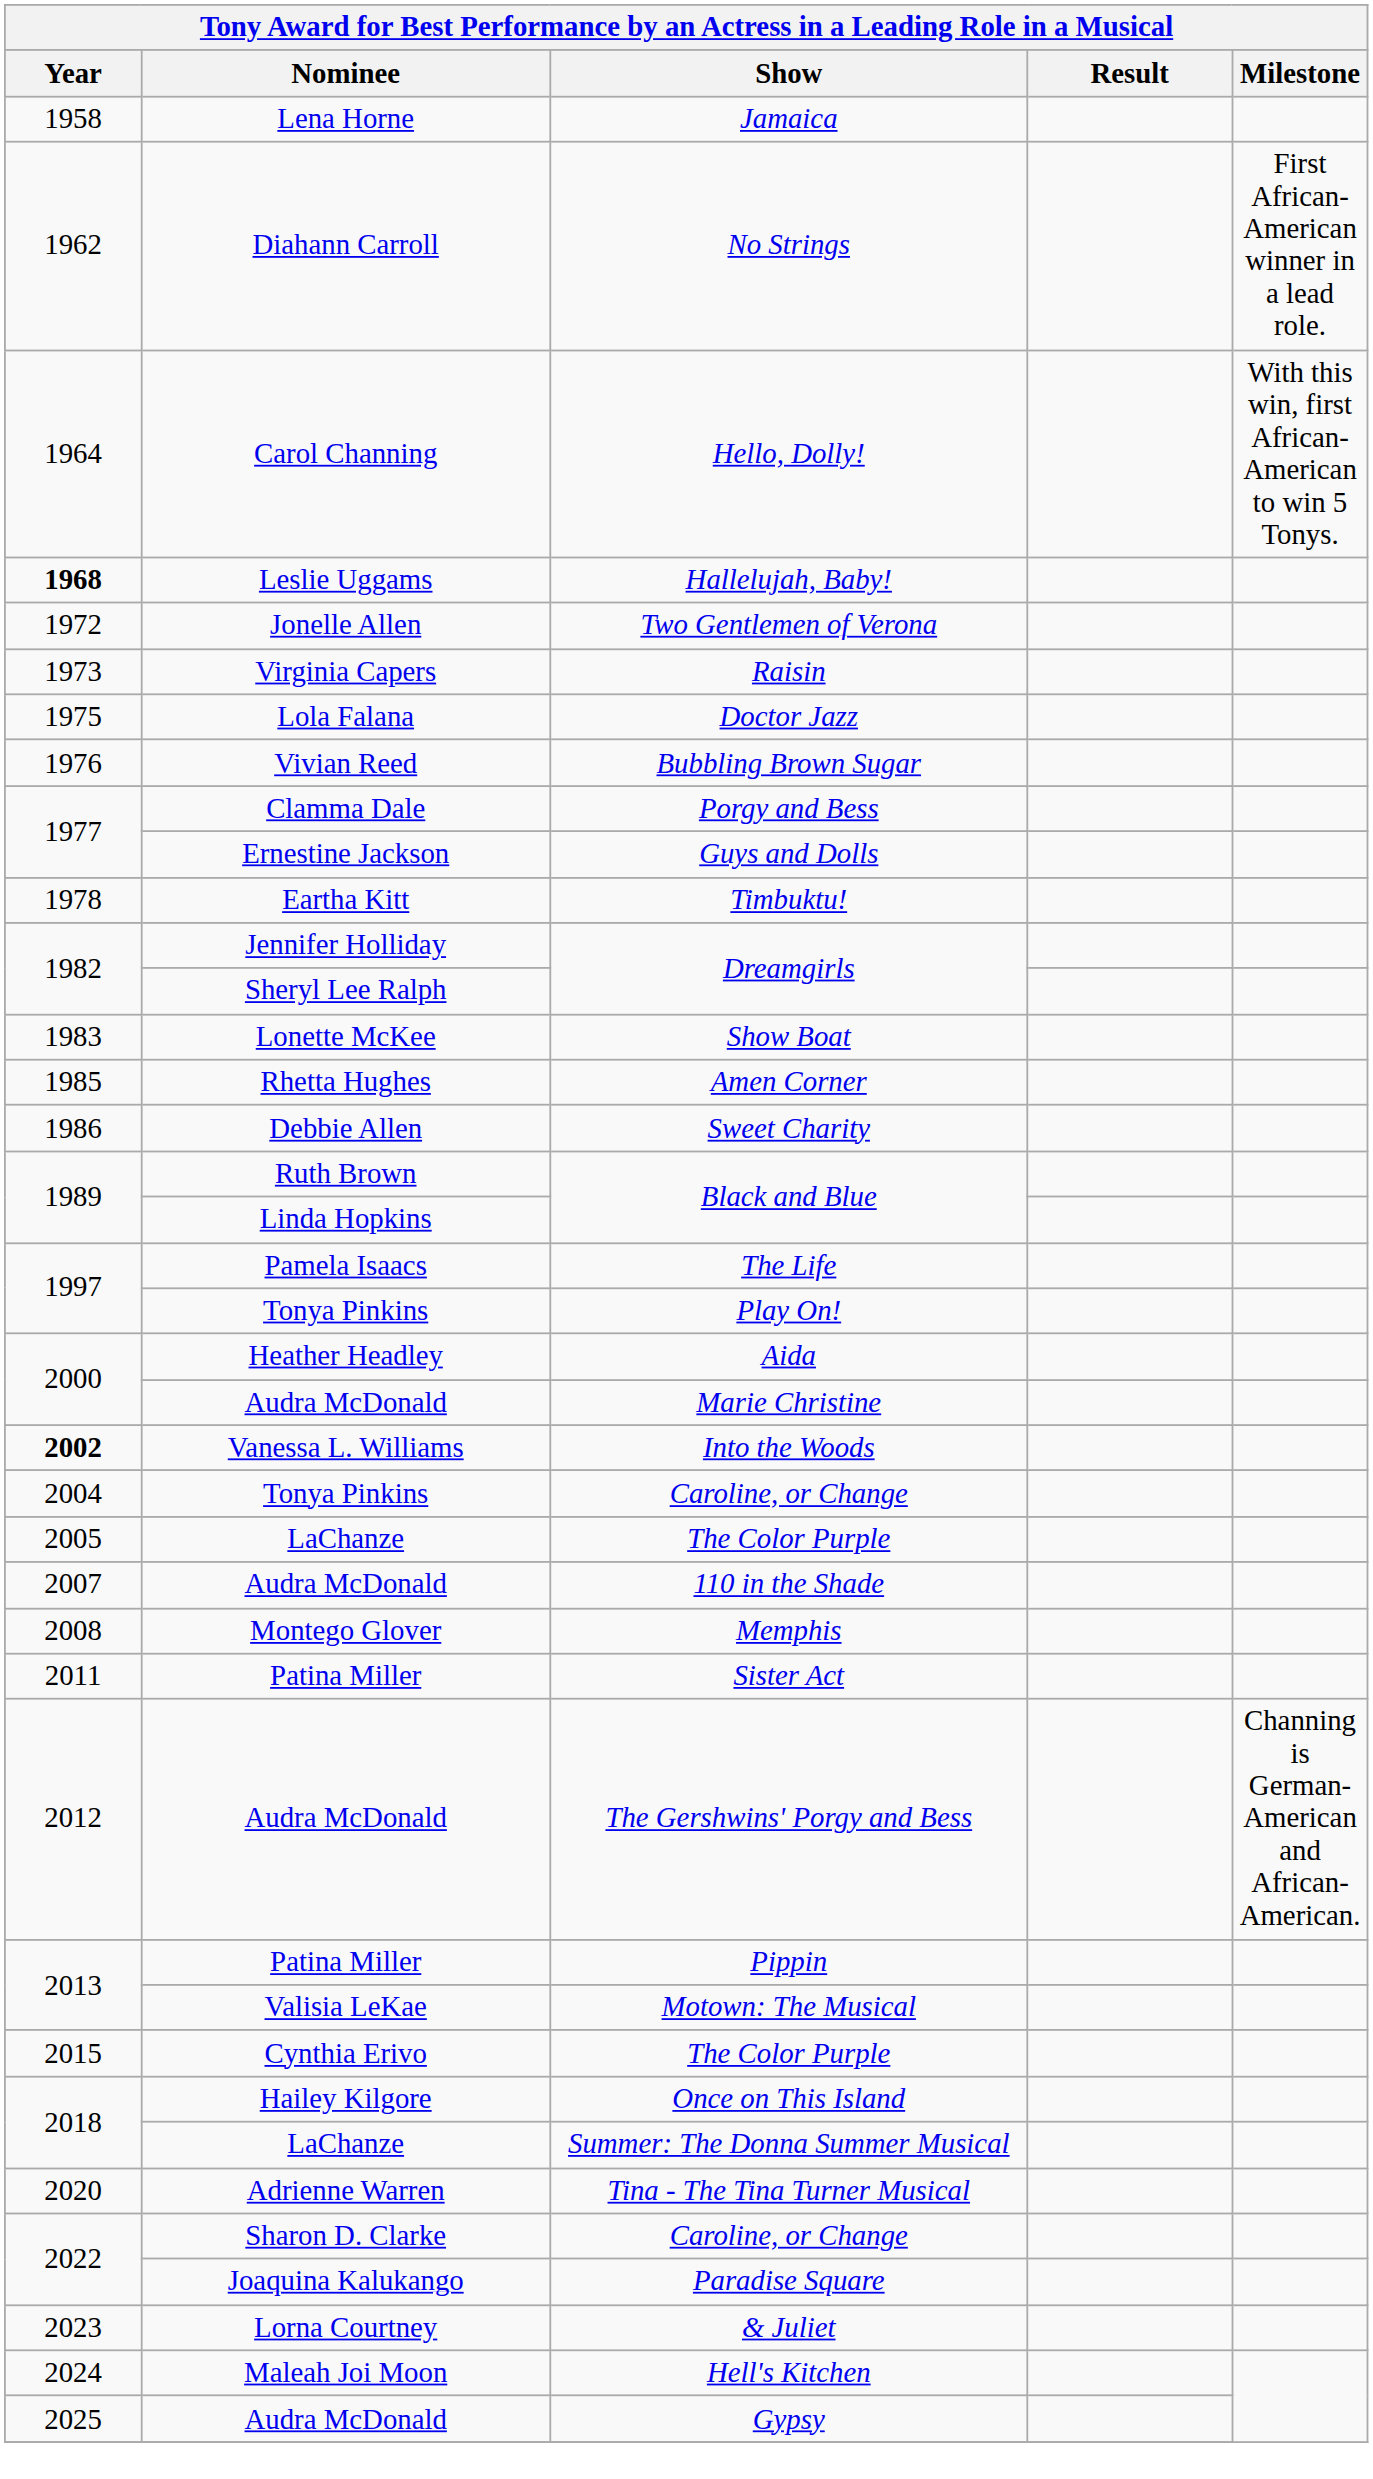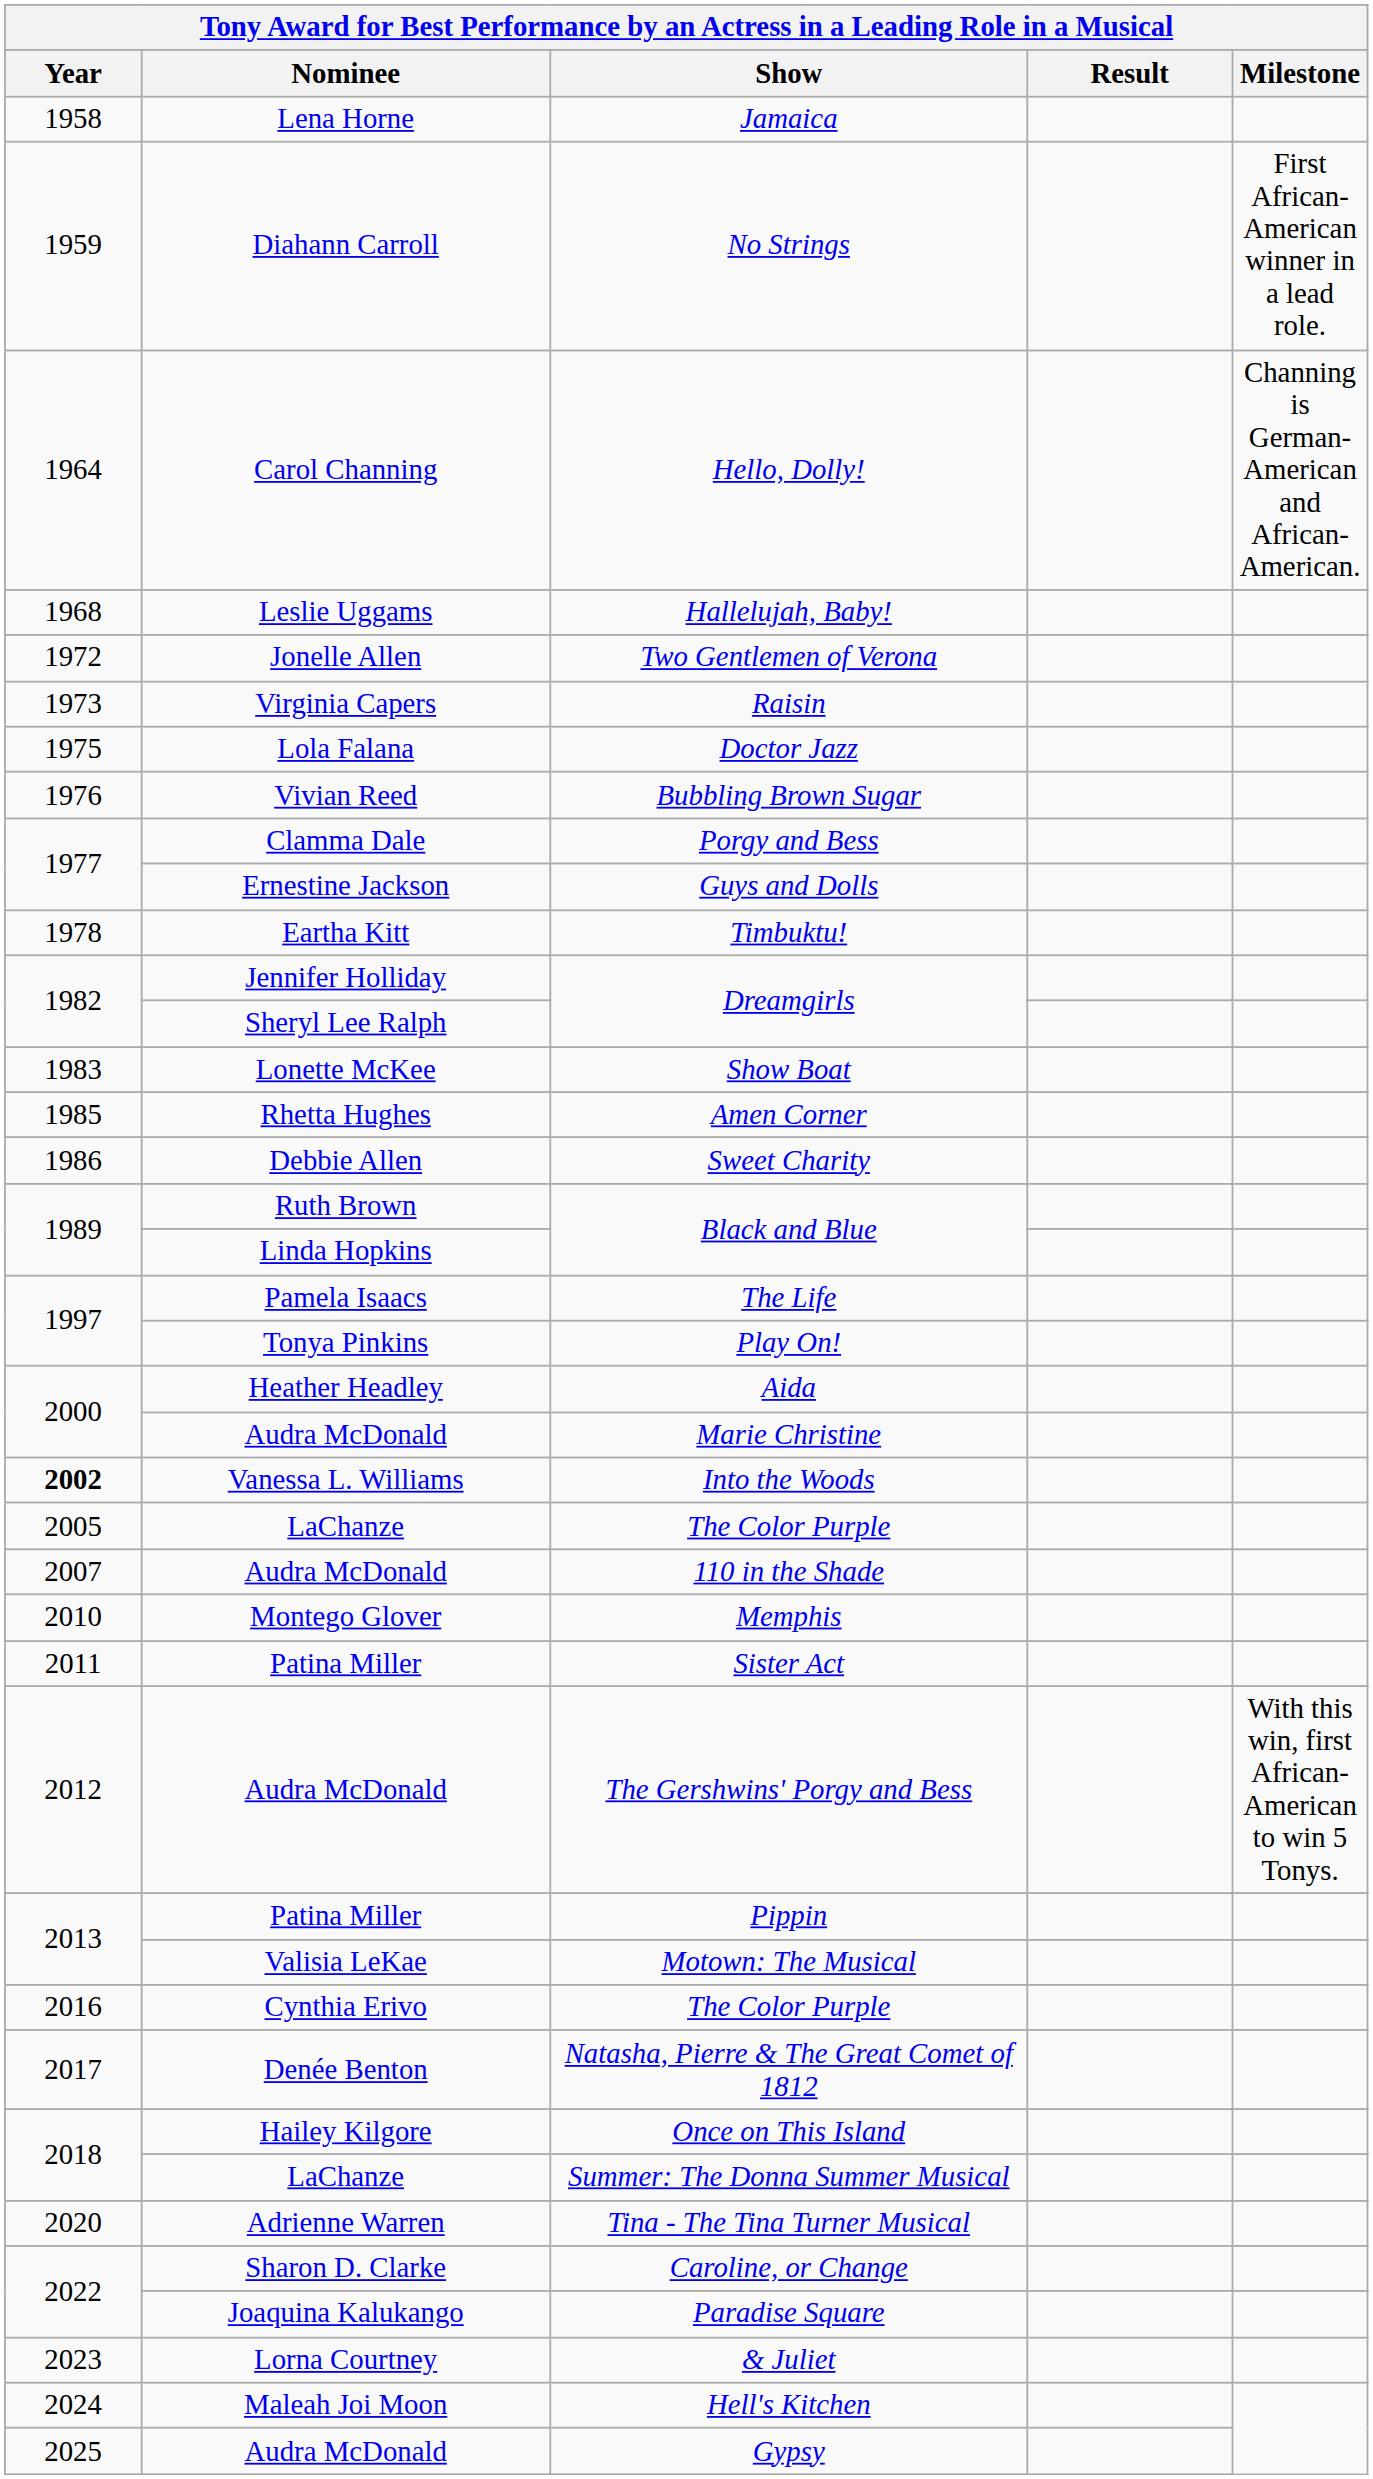(73, 245) 1962 -> (73, 245) 1959
(1300, 453) With this win, first African-American to win 5 Tonys. -> (1300, 469) Channing is German-American and African-American.
(73, 579) bold -> (73, 612) normal
- row: (346, 1493)
(73, 1630) 2008 -> (73, 1616) 2010
(1300, 1818) Channing is German-American and African-American. -> (1300, 1789) With this win, first African-American to win 5 Tonys.
(73, 2053) 2015 -> (73, 2007) 2016
+ row: (346, 2069)
